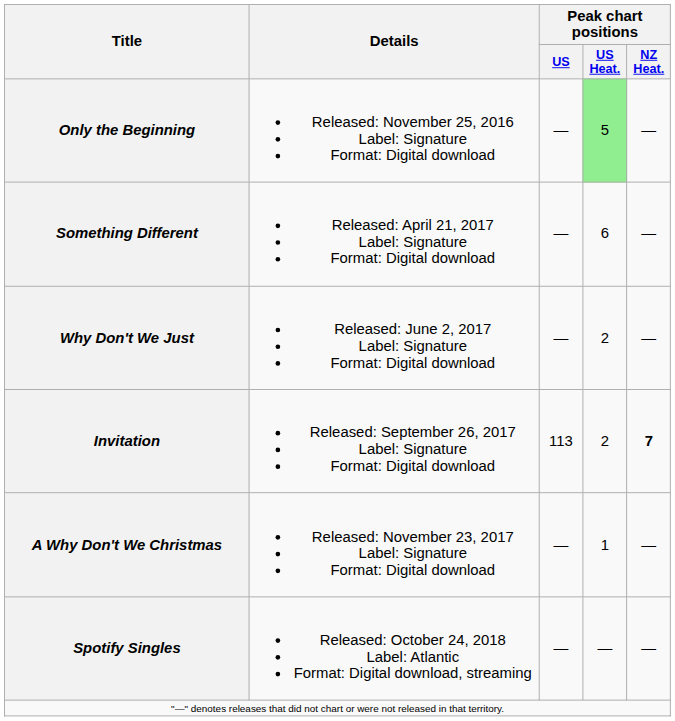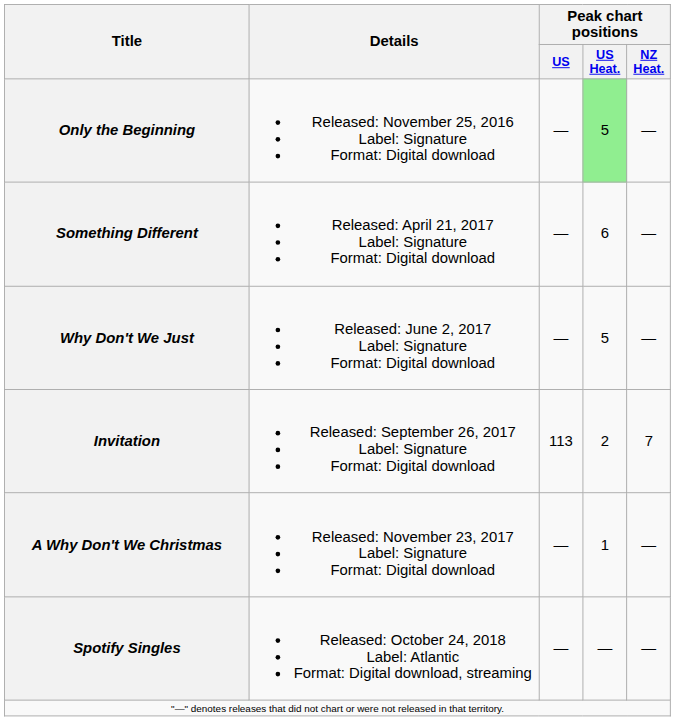(605, 337) 2 -> (605, 337) 5
(649, 441) bold -> (649, 441) normal
